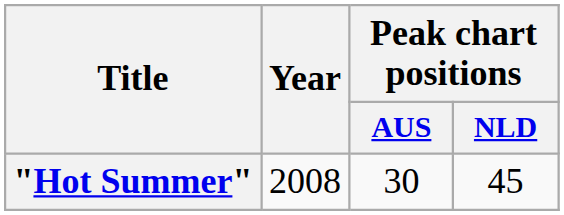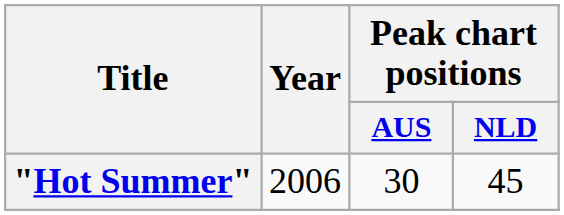(305, 180) 2008 -> (305, 180) 2006
